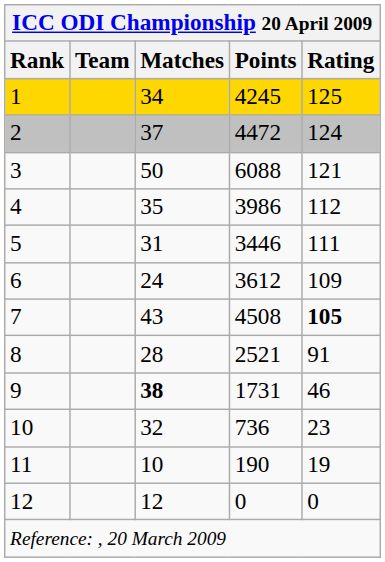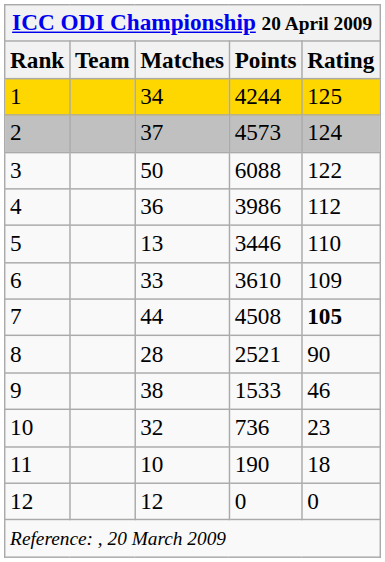(258, 96) 4245 -> (258, 96) 4244
(258, 133) 4472 -> (258, 133) 4573
(325, 170) 121 -> (325, 170) 122
(152, 206) 35 -> (152, 206) 36
(152, 243) 31 -> (152, 243) 13
(324, 243) 111 -> (324, 243) 110
(152, 280) 24 -> (152, 280) 33
(258, 280) 3612 -> (258, 280) 3610
(152, 317) 43 -> (152, 317) 44
(319, 354) 91 -> (319, 354) 90
(152, 390) bold -> (152, 390) normal
(258, 390) 1731 -> (258, 390) 1533
(319, 464) 19 -> (319, 464) 18
